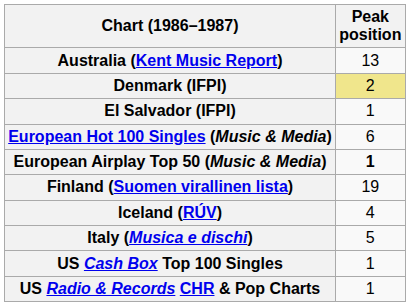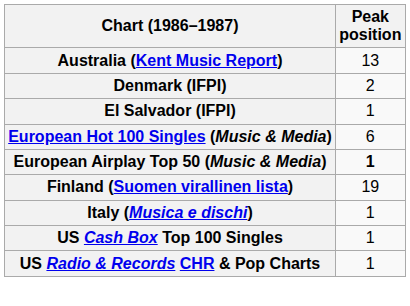(370, 85) khaki background -> (370, 85) no background
- row: (170, 212)
(370, 238) 5 -> (370, 212) 1
